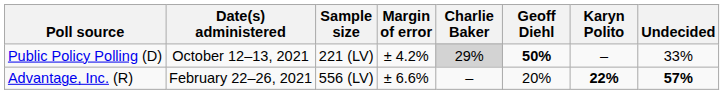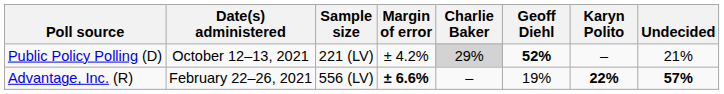(537, 56) 50% -> (537, 56) 52%
(678, 56) 33% -> (678, 56) 21%
(406, 78) normal -> (406, 78) bold
(537, 78) 20% -> (537, 78) 19%
